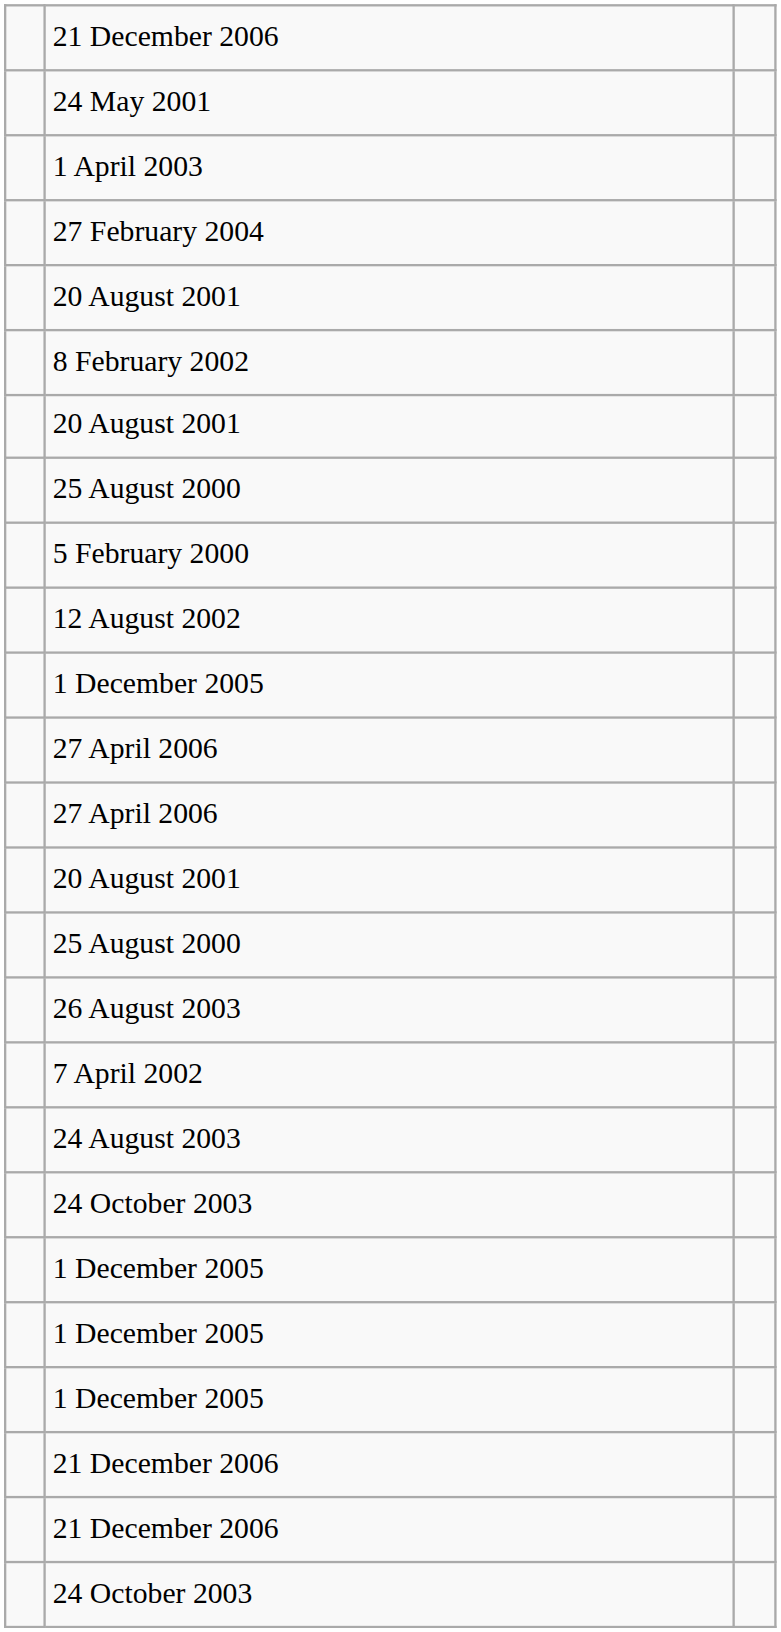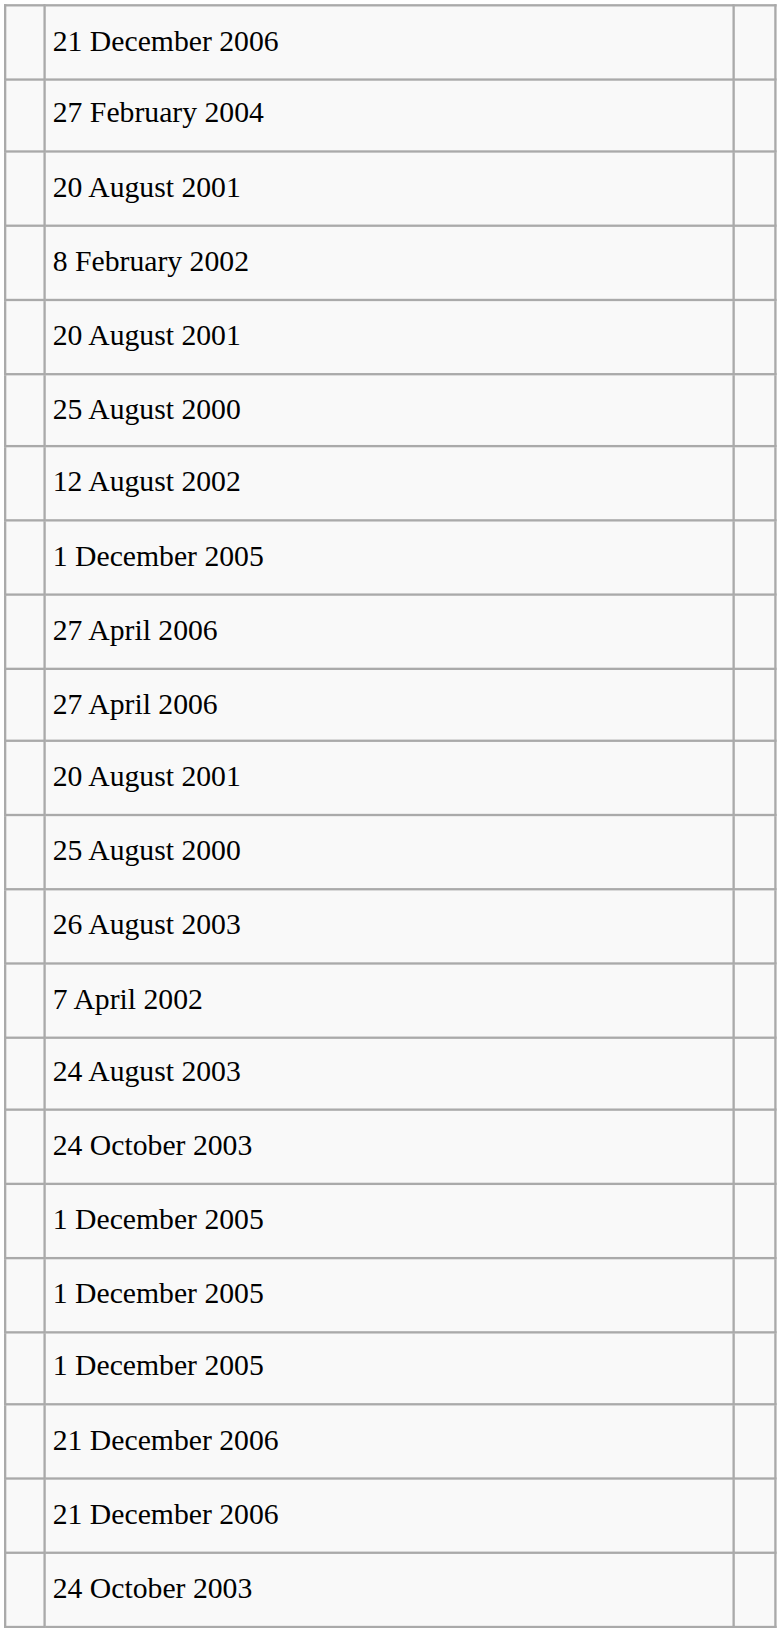- row: (25, 102)
- row: (25, 167)
- row: (25, 556)
